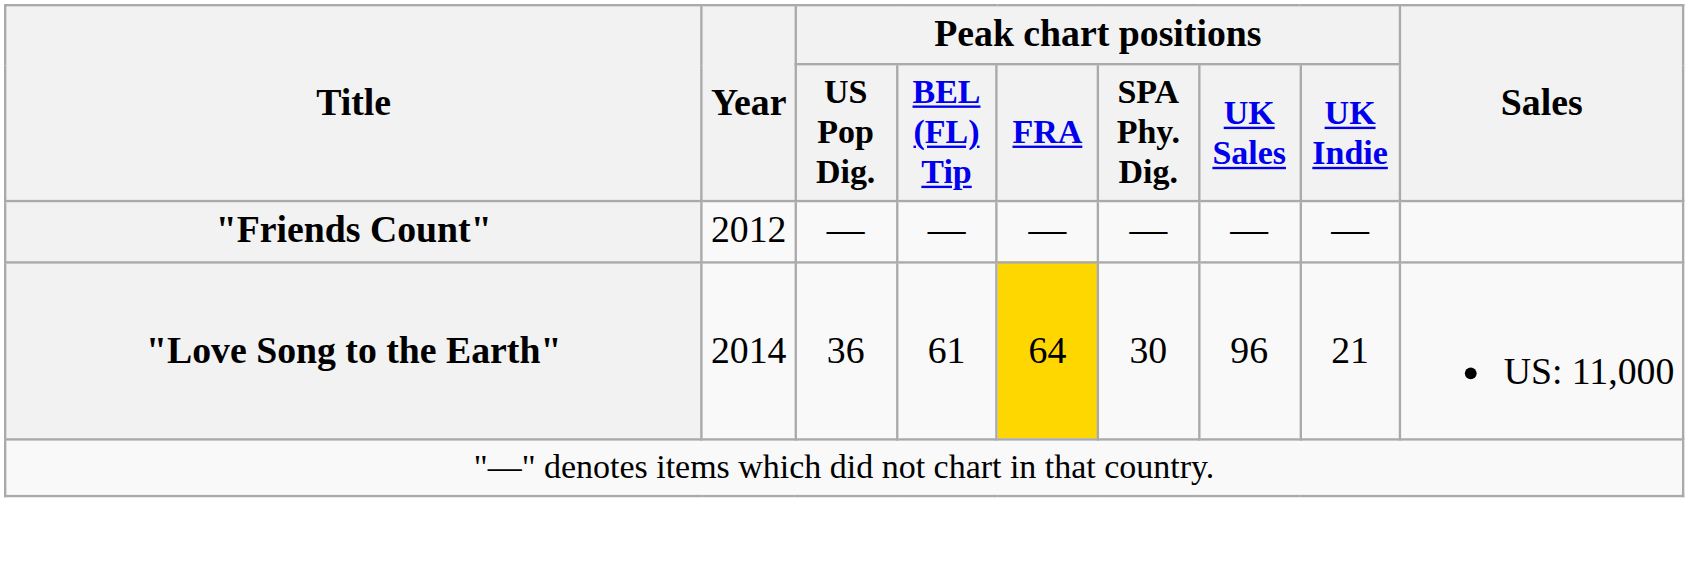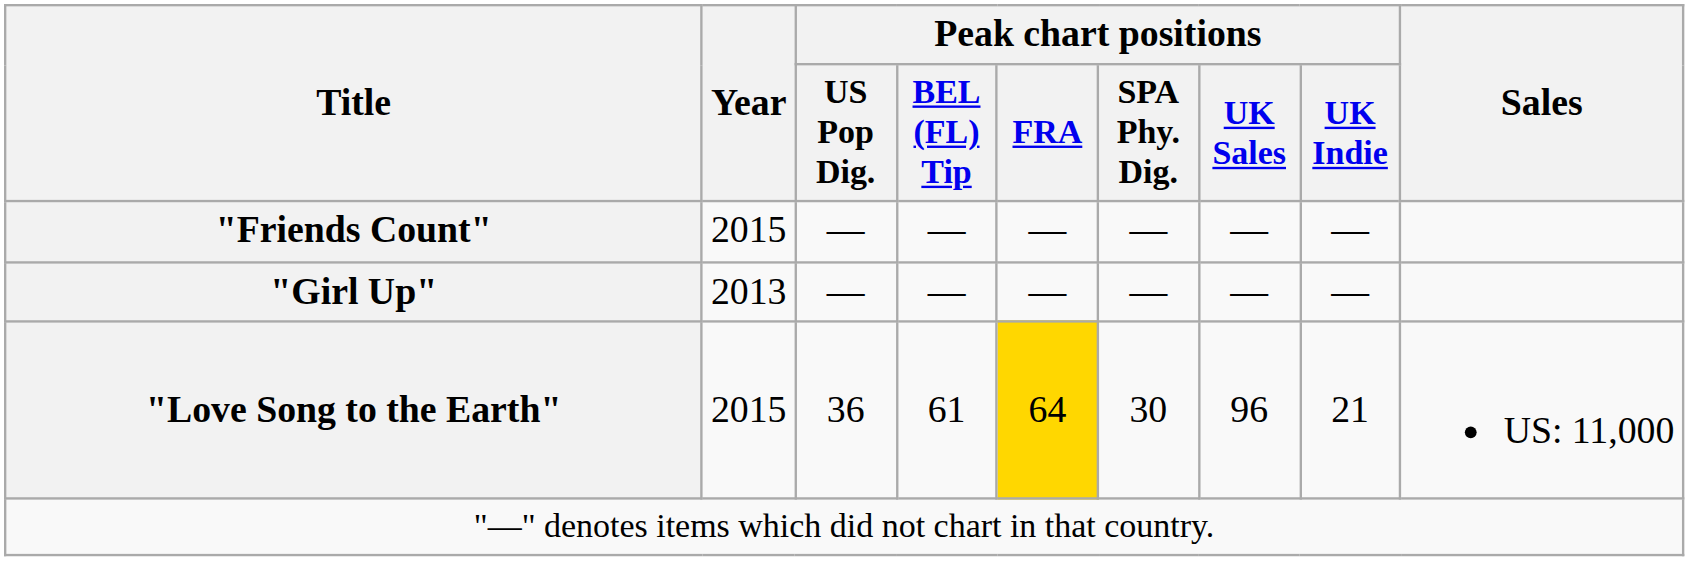(749, 230) 2012 -> (749, 230) 2015
+ row: (354, 290)
(749, 349) 2014 -> (749, 409) 2015
